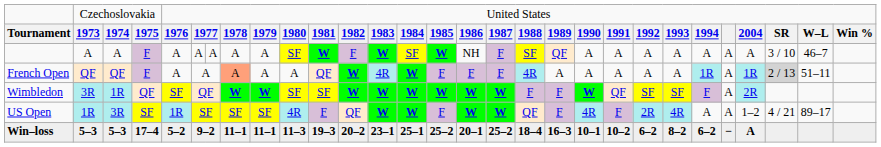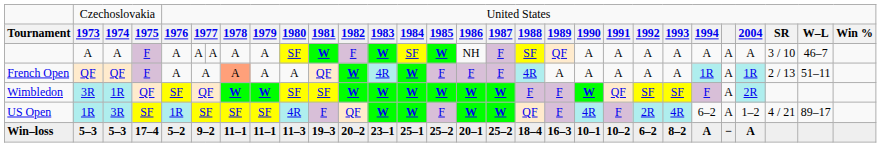(782, 72) lightgrey background -> (782, 72) no background
(707, 112) A -> (707, 112) 6–2
(707, 131) 6–2 -> (707, 131) A
